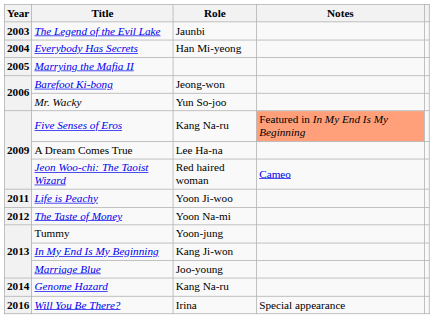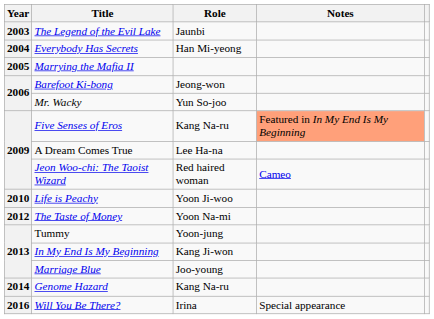(18, 198) 2011 -> (18, 198) 2010
